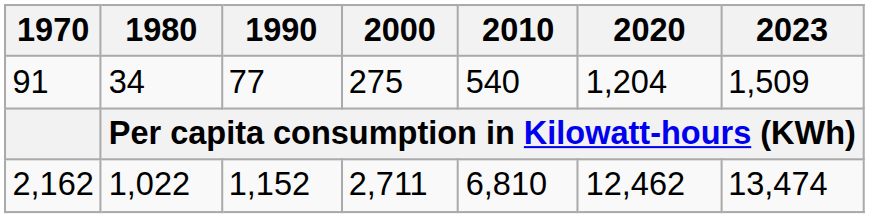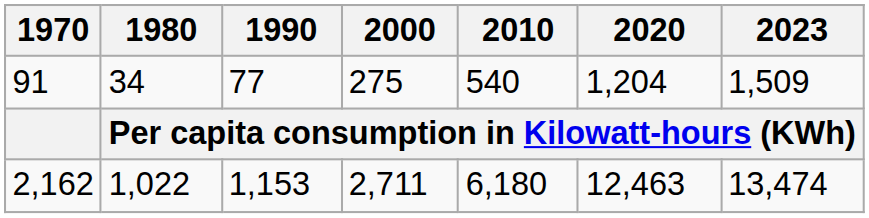(269, 184) 1,152 -> (269, 184) 1,153
(506, 184) 6,810 -> (506, 184) 6,180
(635, 184) 12,462 -> (635, 184) 12,463
